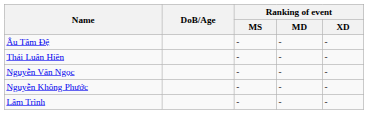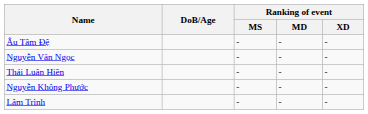rows swapped: (41, 72) <-> (35, 57)
